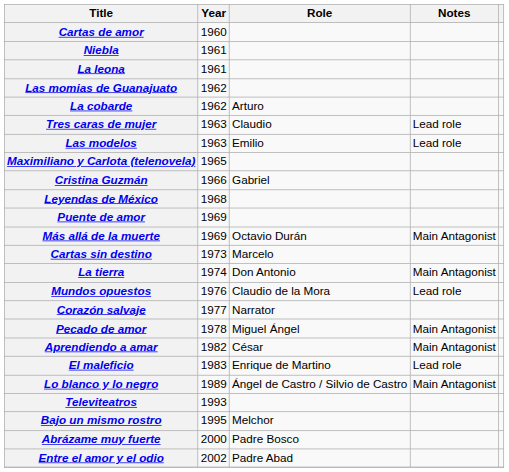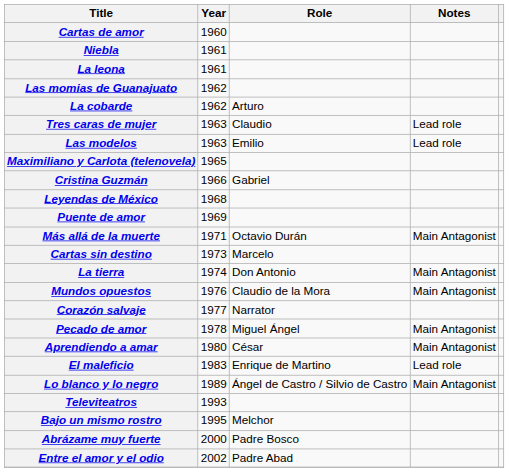(214, 236) 1969 -> (214, 236) 1971
(437, 291) Lead role -> (454, 291) Main Antagonist
(214, 347) 1982 -> (214, 347) 1980
